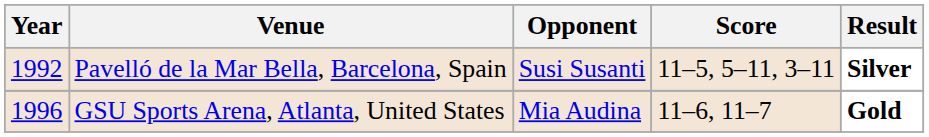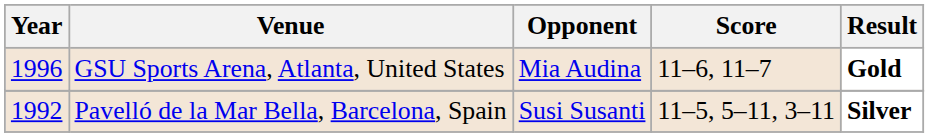rows swapped: (291, 68) <-> (290, 111)
